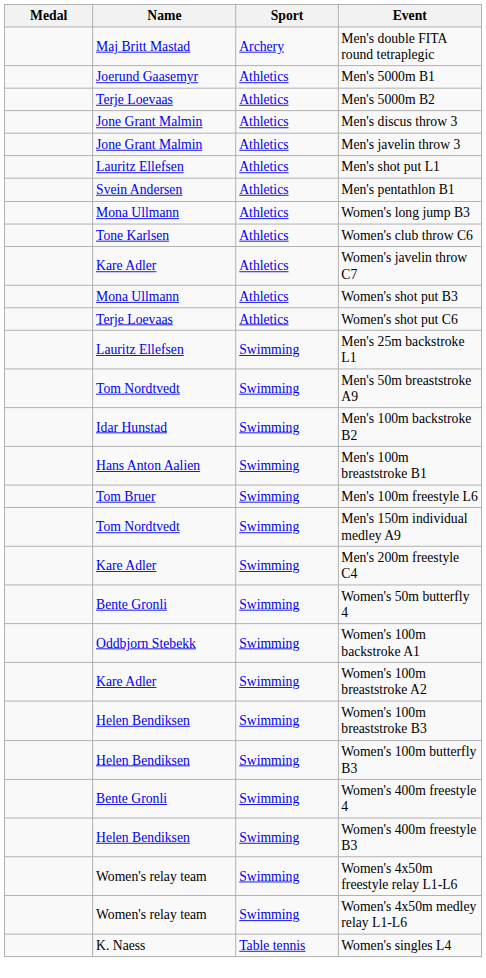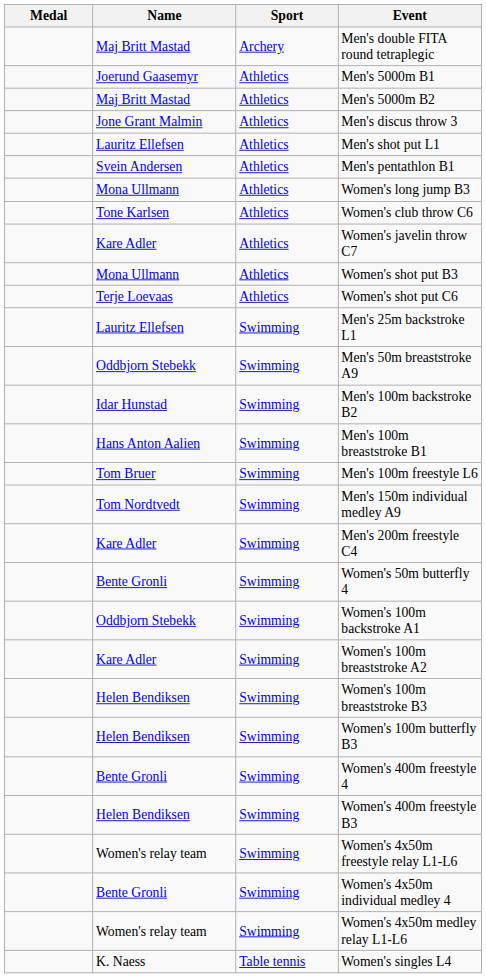(134, 99) Terje Loevaas -> (143, 99) Maj Britt Mastad
- row: (401, 144)
(138, 388) Tom Nordtvedt -> (146, 365) Oddbjorn Stebekk
+ row: (396, 892)
